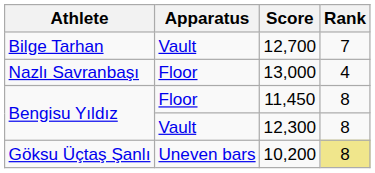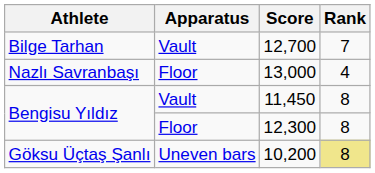(178, 100) Floor -> (177, 100) Vault
(177, 127) Vault -> (178, 127) Floor
